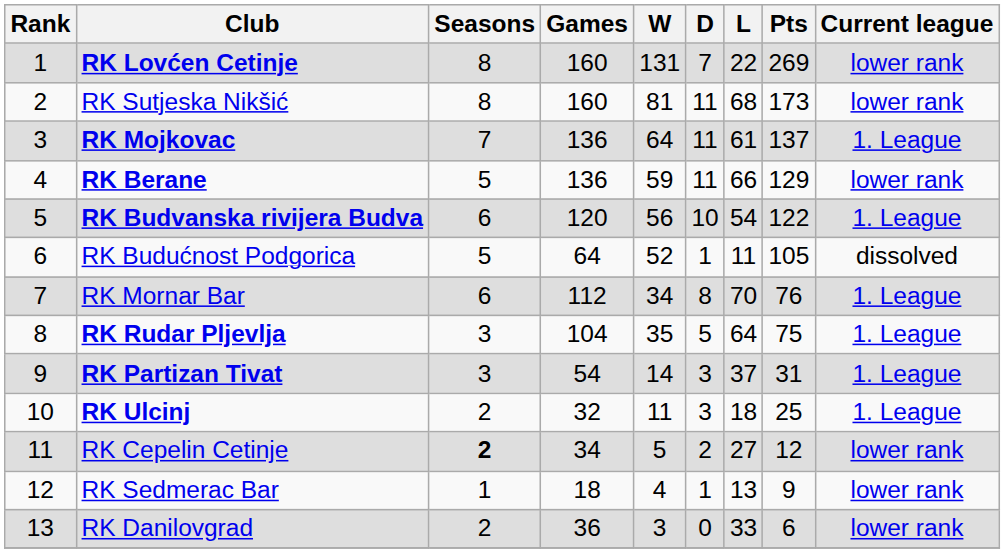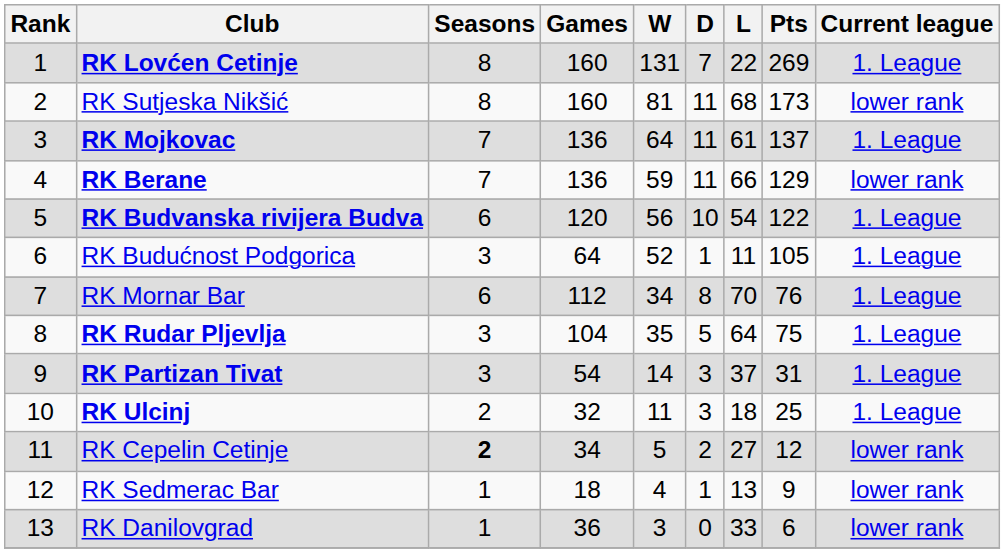(907, 62) lower rank -> (907, 62) 1. League
(485, 179) 5 -> (485, 179) 7
(485, 256) 5 -> (485, 256) 3
(907, 256) dissolved -> (907, 256) 1. League
(485, 528) 2 -> (485, 528) 1
